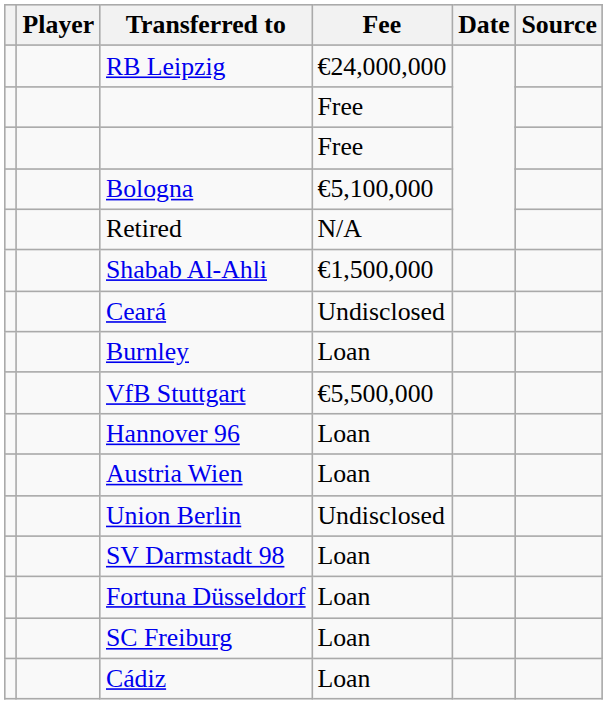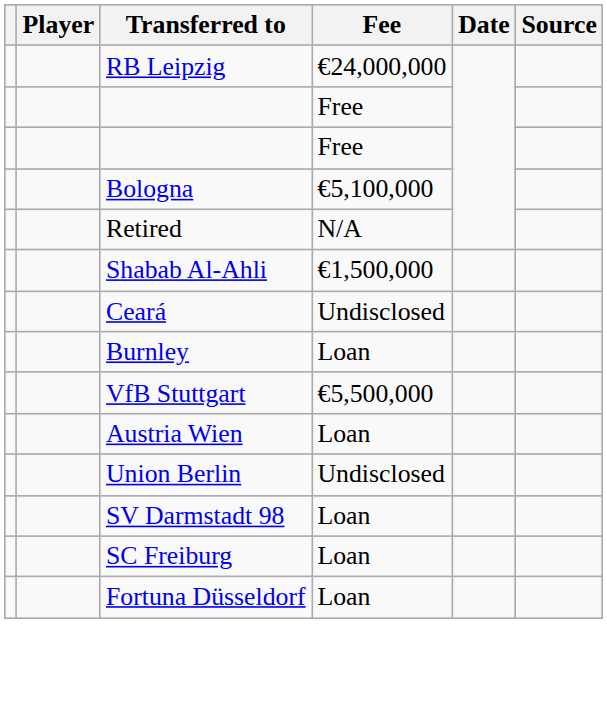- row: (173, 433)
rows swapped: (169, 637) <-> (206, 596)
- row: (136, 678)
